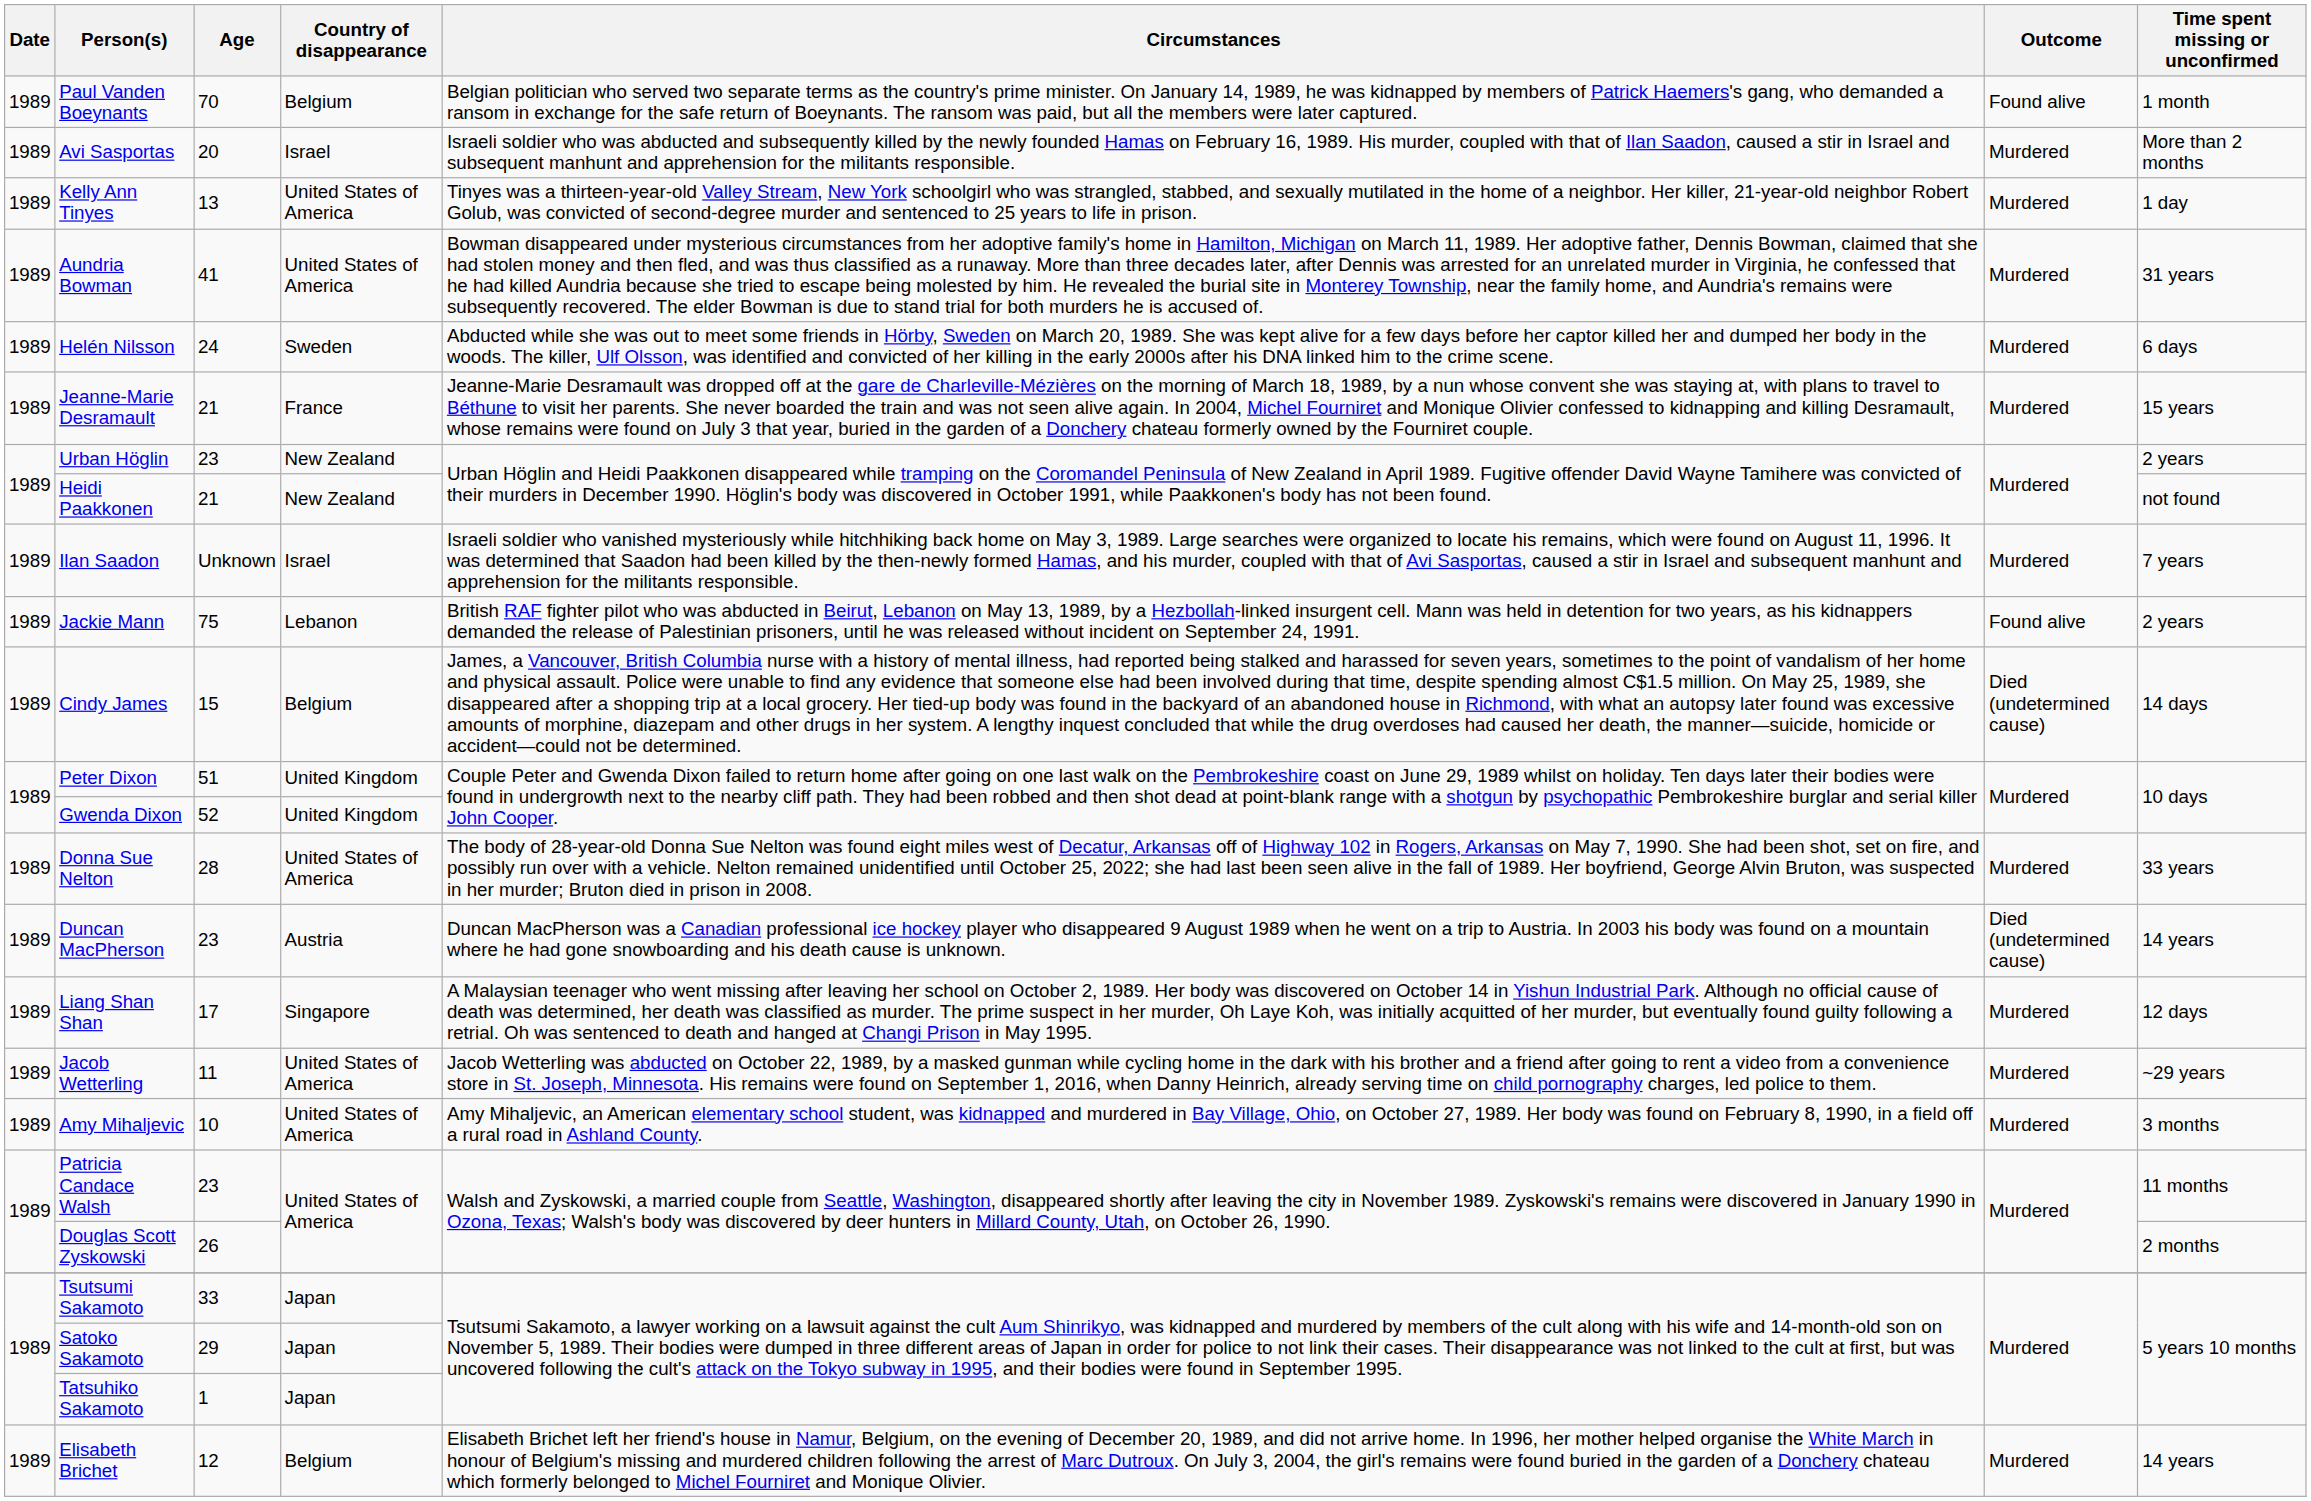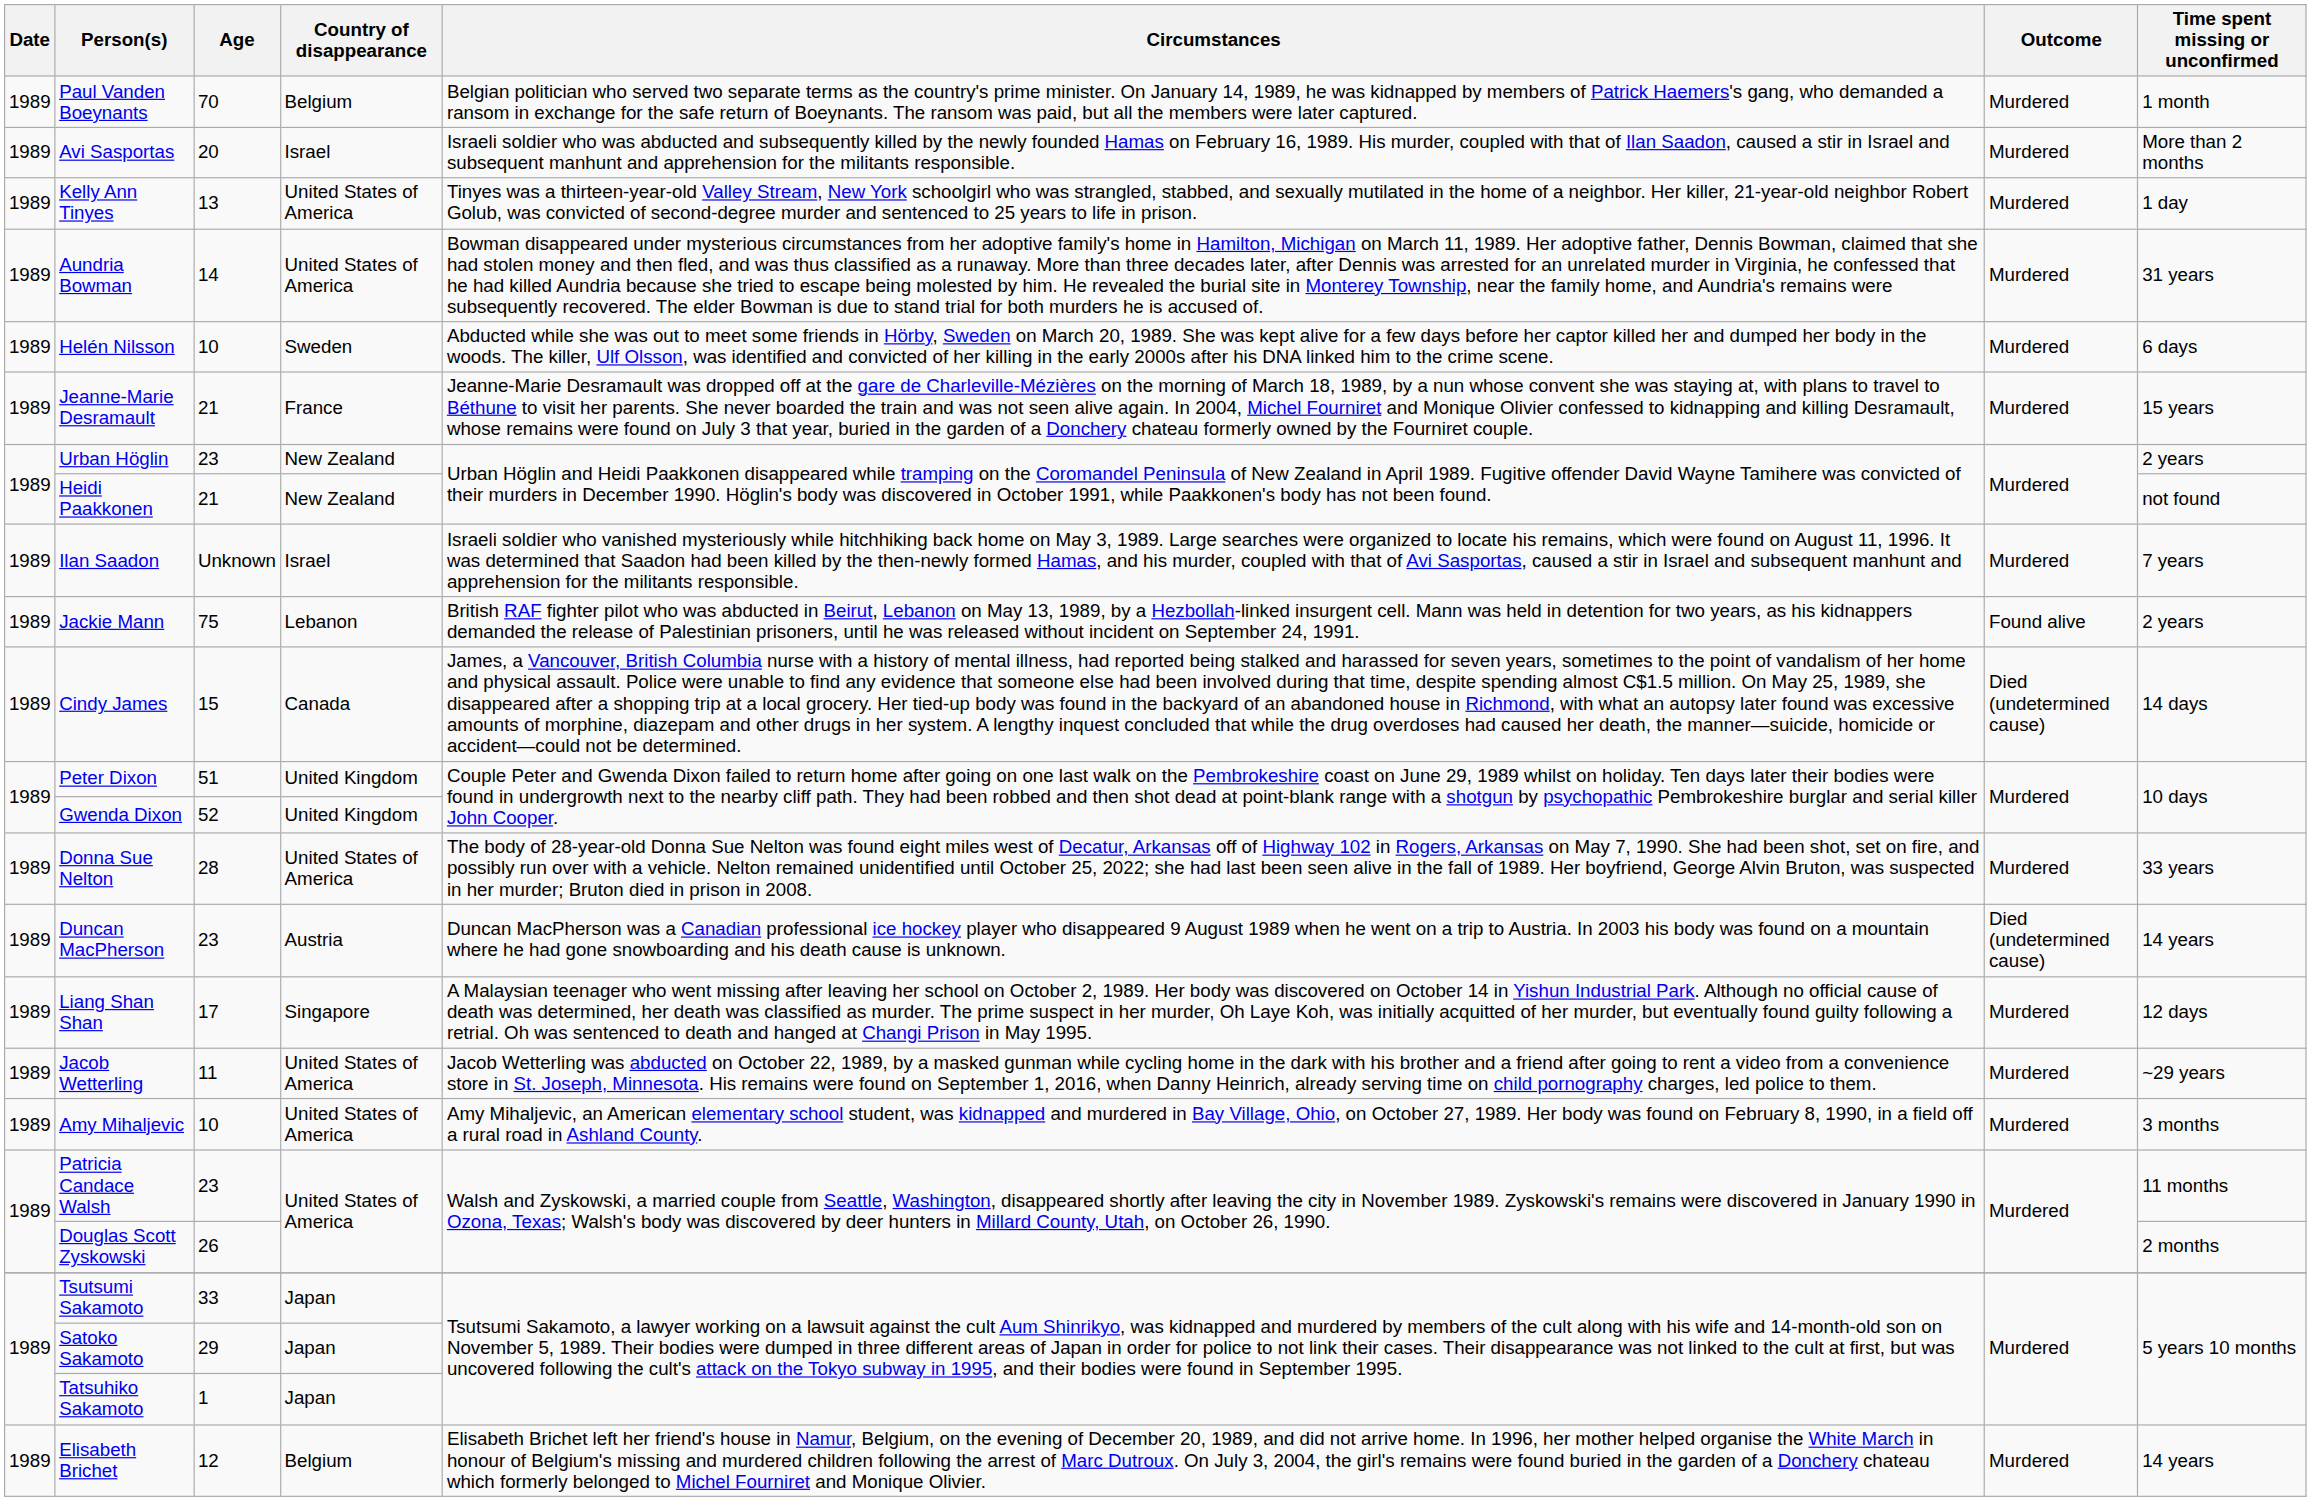(2037, 101) Found alive -> (2029, 101) Murdered
(208, 274) 41 -> (208, 274) 14
(208, 346) 24 -> (208, 346) 10
(318, 703) Belgium -> (317, 703) Canada
